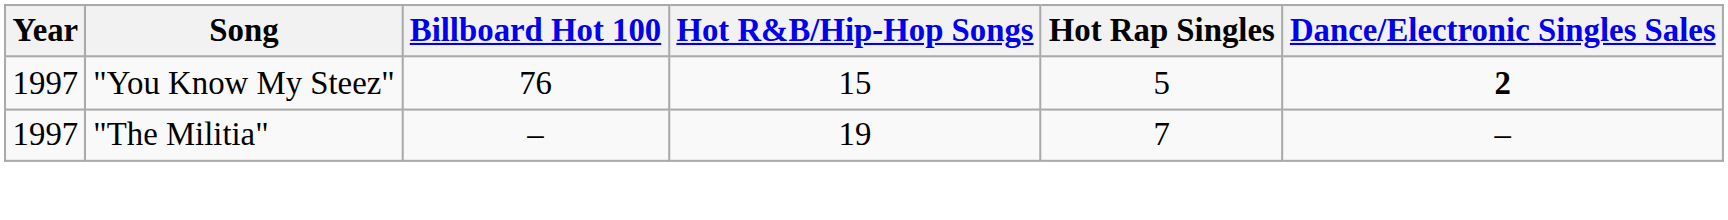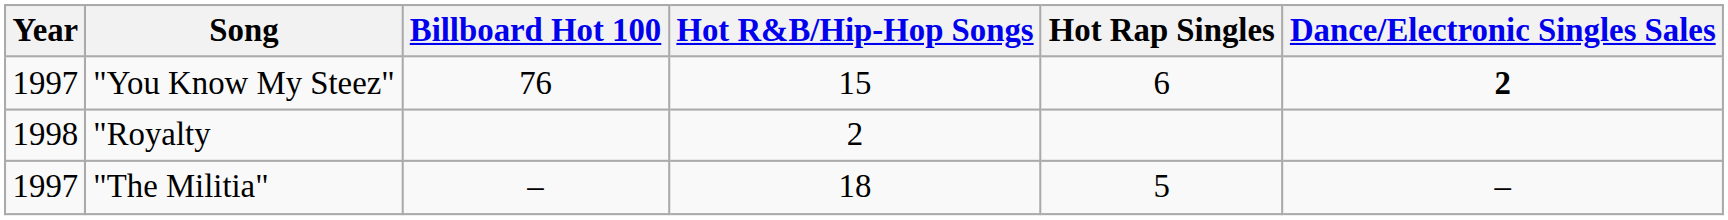(1162, 82) 5 -> (1162, 82) 6
+ row: (152, 134)
(855, 134) 19 -> (855, 186) 18
(1162, 134) 7 -> (1162, 186) 5
